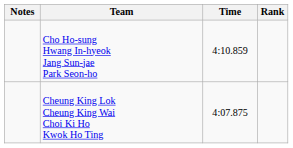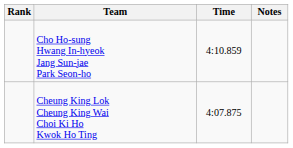columns swapped: (273, 12) <-> (22, 12)
